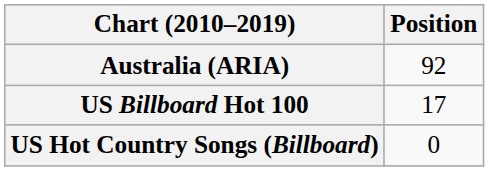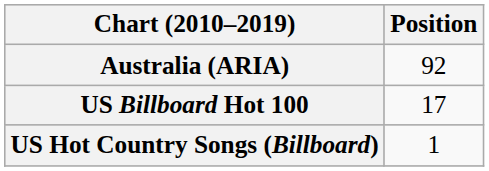(434, 144) 0 -> (434, 144) 1
